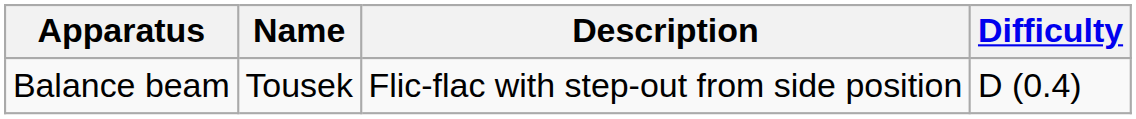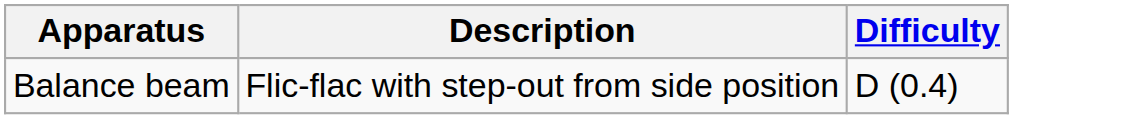- column: (299, 31)
